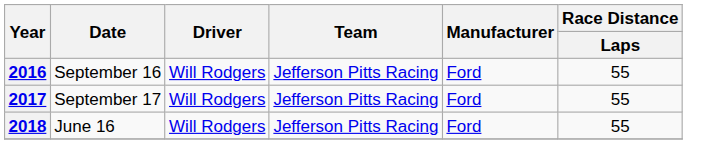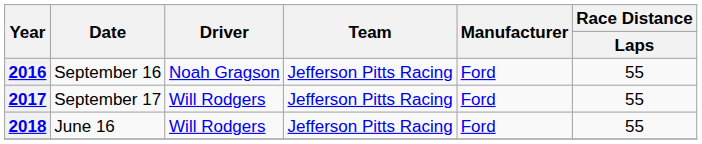(217, 72) Will Rodgers -> (224, 72) Noah Gragson
